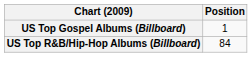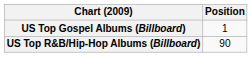(225, 44) 84 -> (225, 44) 90
